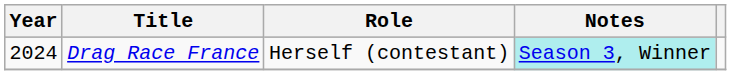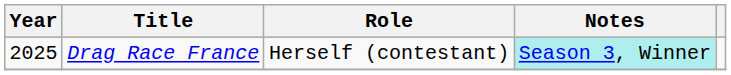(34, 54) 2024 -> (34, 54) 2025
